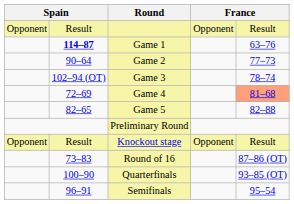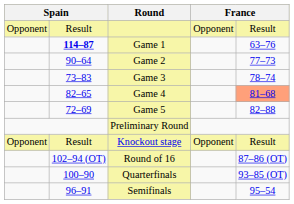(79, 77) 102–94 (OT) -> (79, 77) 73–83
(79, 93) 72–69 -> (79, 93) 82–65
(79, 110) 82–65 -> (79, 110) 72–69
(79, 158) 73–83 -> (79, 158) 102–94 (OT)
